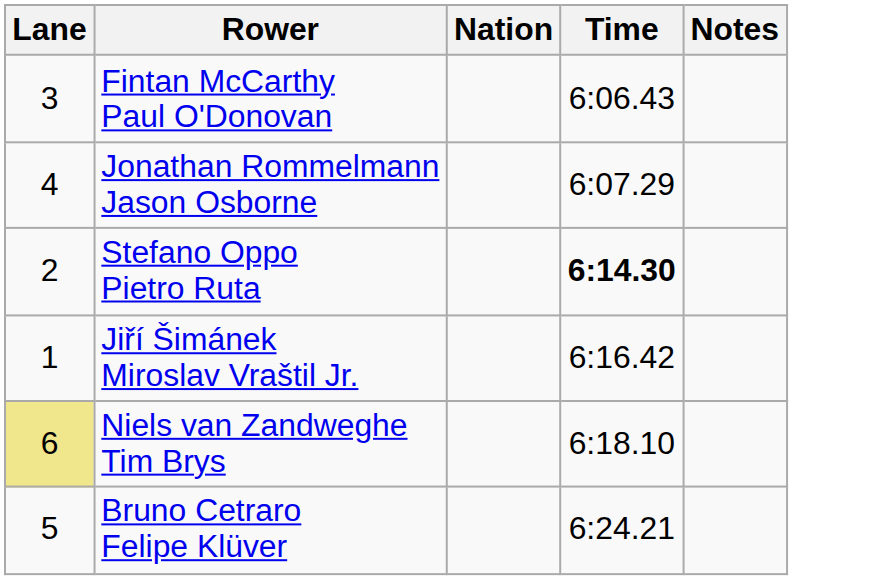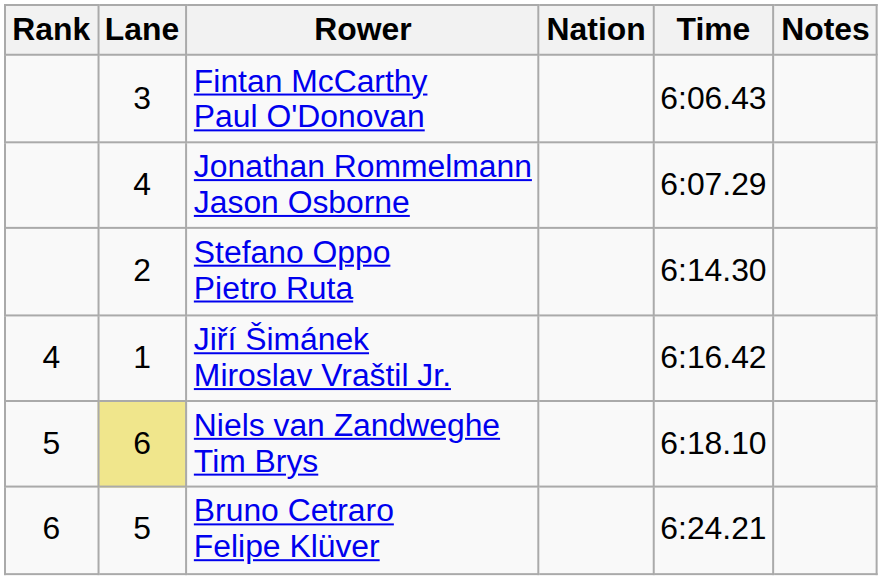+ column: (51, 29)
(622, 270) bold -> (713, 270) normal
